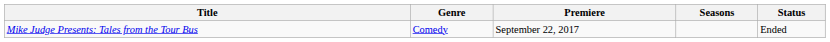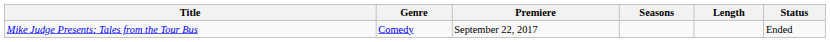+ column: (729, 12)
